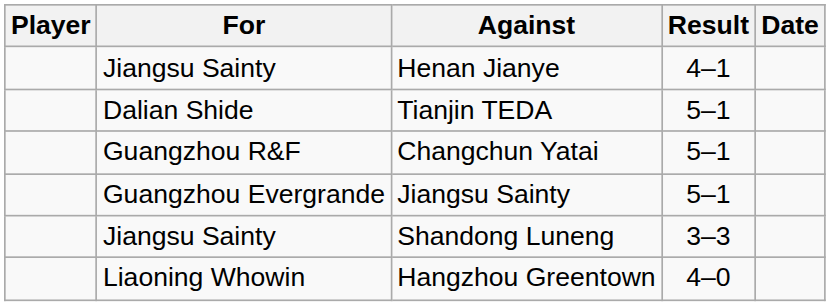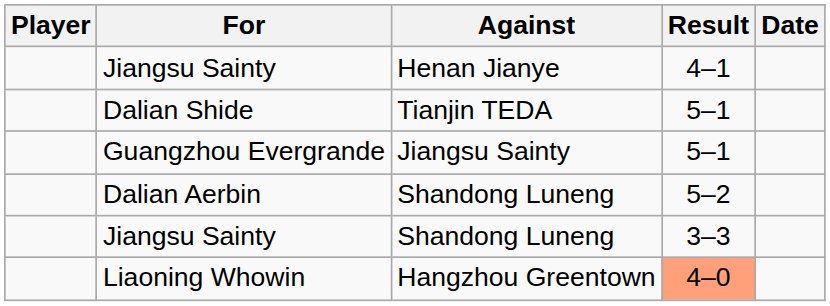- row: (202, 151)
+ row: (182, 194)
(708, 278) no background -> (708, 278) lightsalmon background
